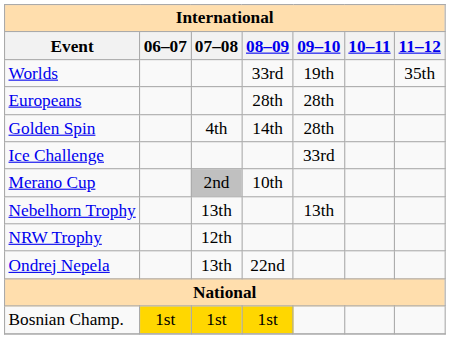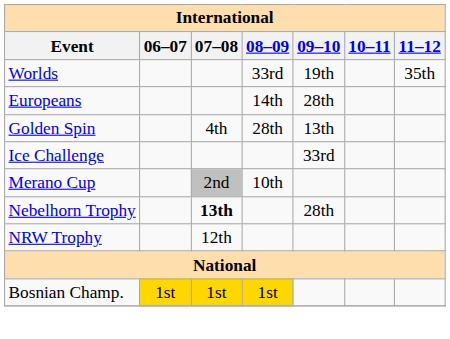(268, 100) 28th -> (268, 100) 14th
(268, 127) 14th -> (268, 127) 28th
(319, 127) 28th -> (319, 127) 13th
(216, 210) normal -> (216, 210) bold
(319, 210) 13th -> (319, 210) 28th
- row: (59, 264)
